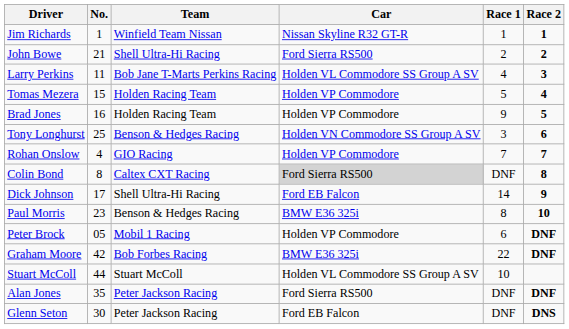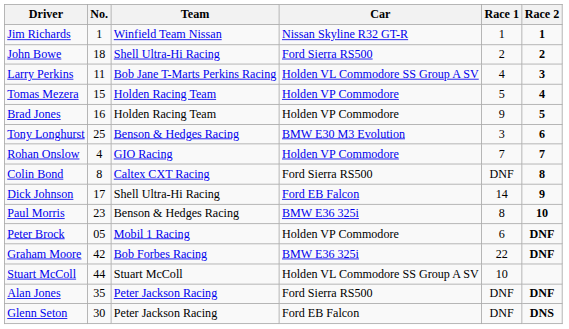(99, 54) 21 -> (99, 54) 18
(381, 134) Holden VN Commodore SS Group A SV -> (343, 134) BMW E30 M3 Evolution
(327, 174) lightgrey background -> (327, 174) no background
